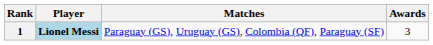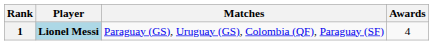(407, 31) 3 -> (407, 31) 4
